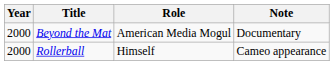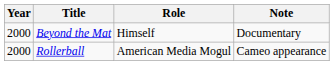(174, 32) American Media Mogul -> (136, 32) Himself
(136, 51) Himself -> (174, 51) American Media Mogul
